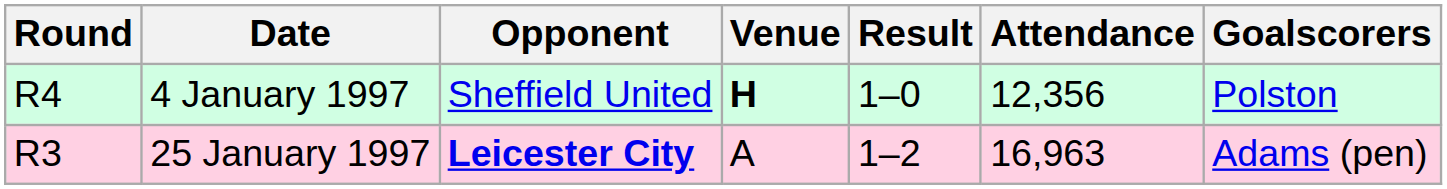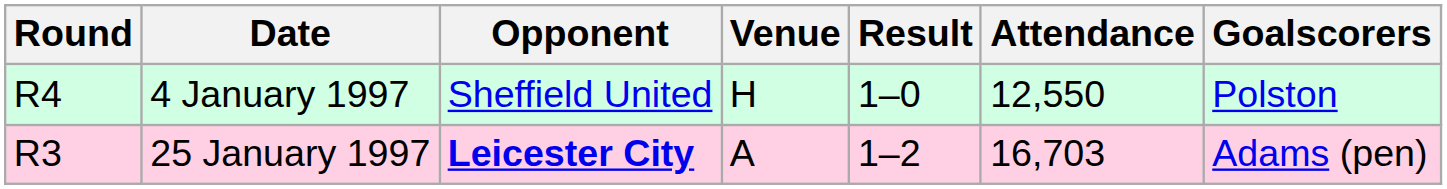(743, 93) bold -> (743, 93) normal
(1048, 93) 12,356 -> (1048, 93) 12,550
(1048, 153) 16,963 -> (1048, 153) 16,703
